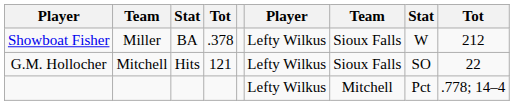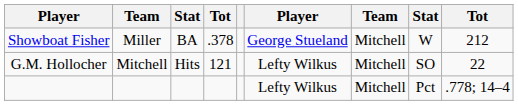(287, 40) Lefty Wilkus -> (298, 40) George Stueland
(367, 40) Sioux Falls -> (380, 40) Mitchell
(367, 64) Sioux Falls -> (380, 64) Mitchell
